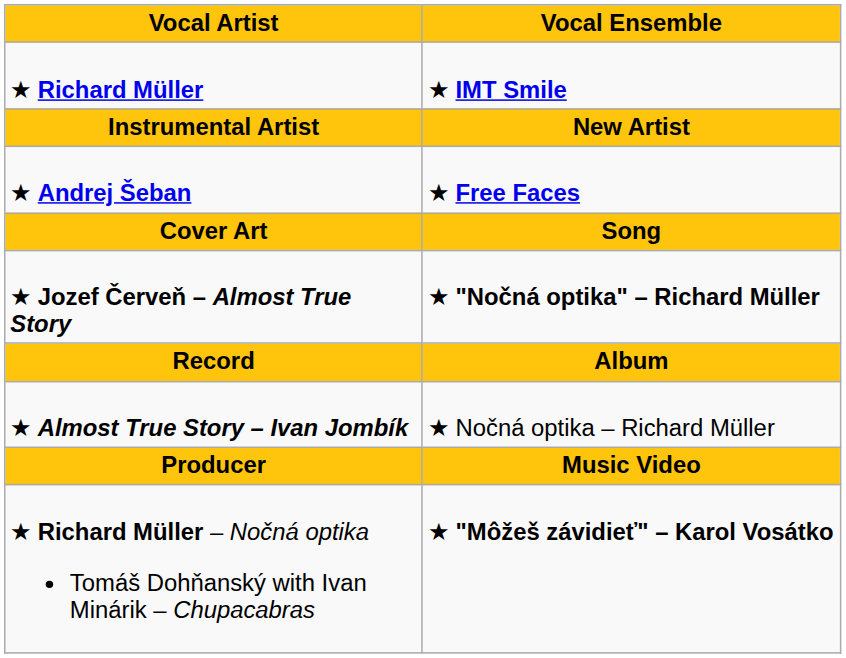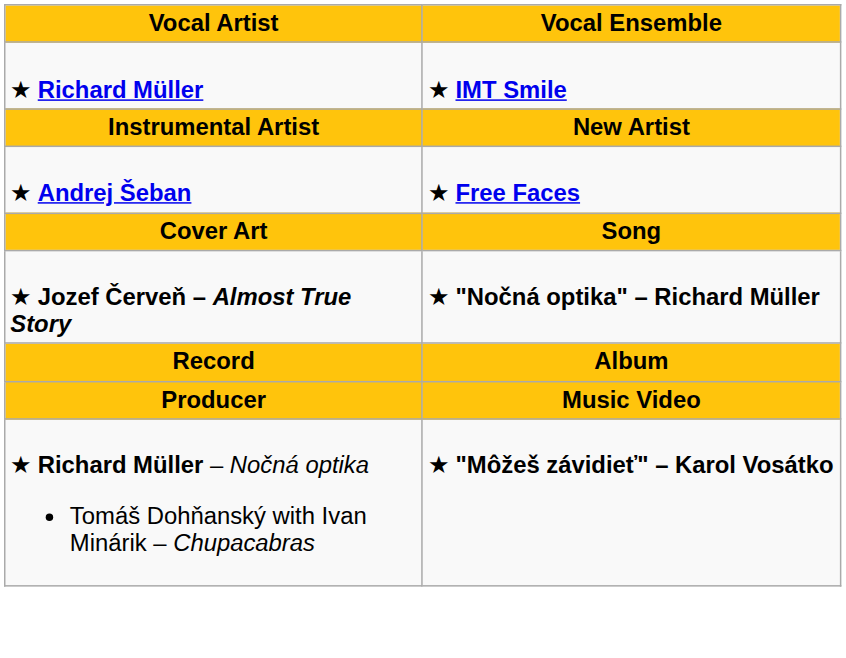- row: (209, 428)
